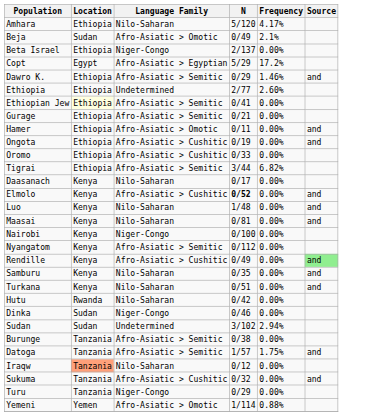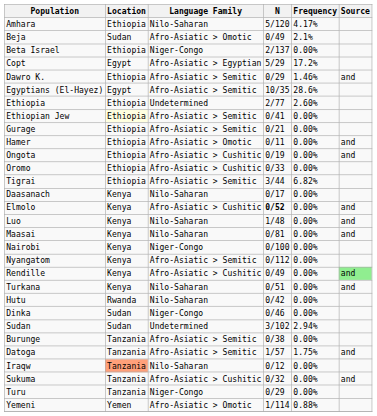+ row: (55, 90)
- row: (23, 274)
